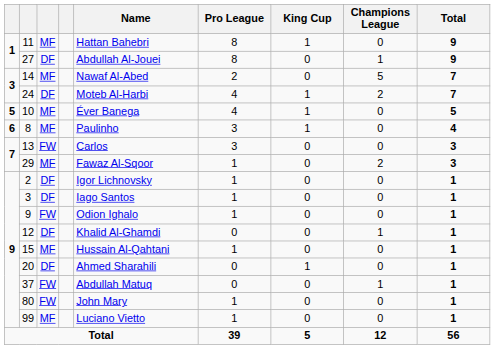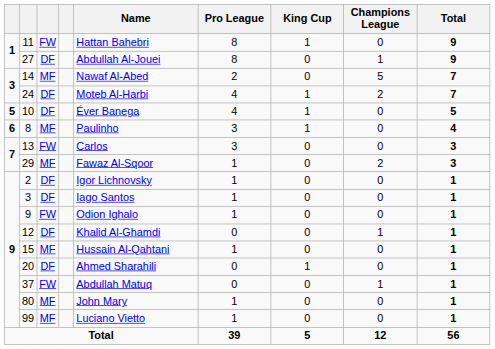(48, 42) MF -> (48, 42) FW
(48, 111) MF -> (48, 111) DF
(48, 301) FW -> (48, 301) MF
